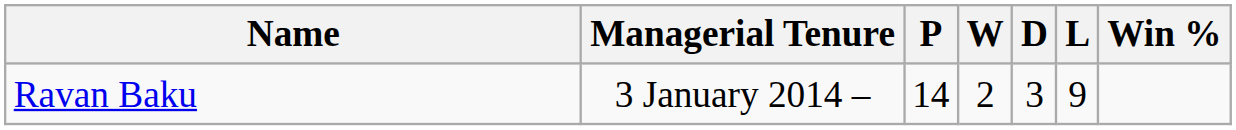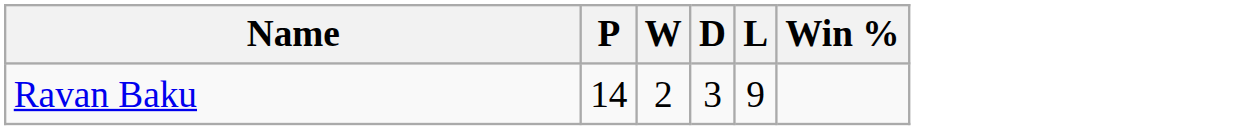- column: (743, 34)
